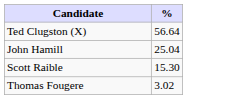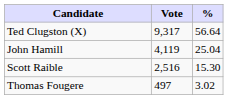+ column: (172, 13)
